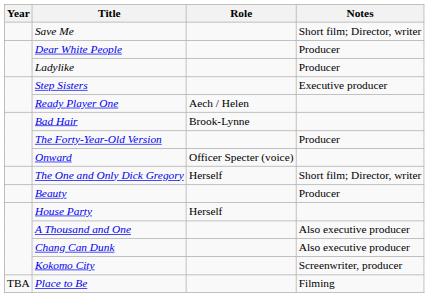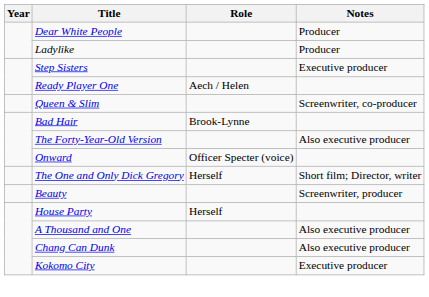- row: (54, 31)
+ row: (67, 103)
(319, 139) Producer -> (354, 139) Also executive producer
(319, 193) Producer -> (351, 193) Screenwriter, producer
(351, 265) Screenwriter, producer -> (343, 265) Executive producer
- row: (61, 283)
